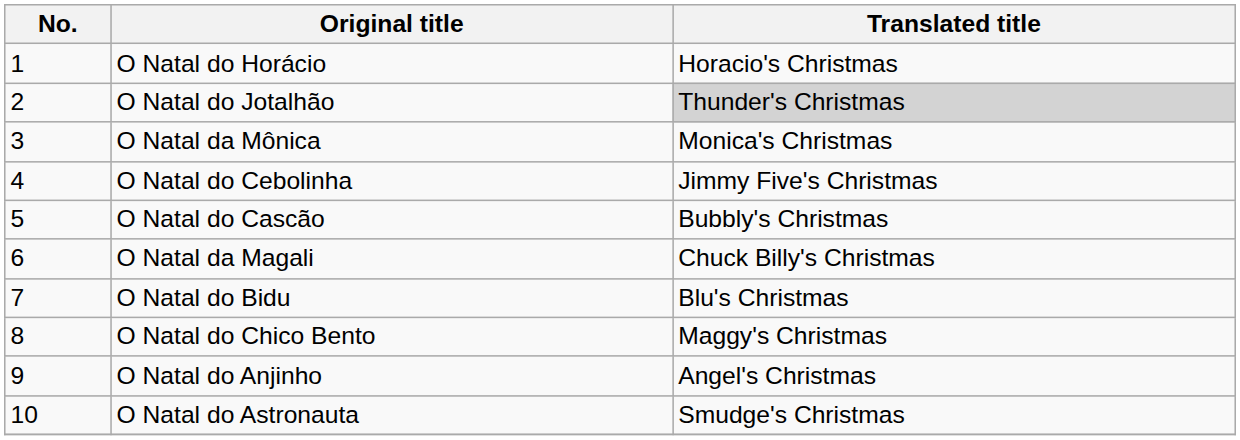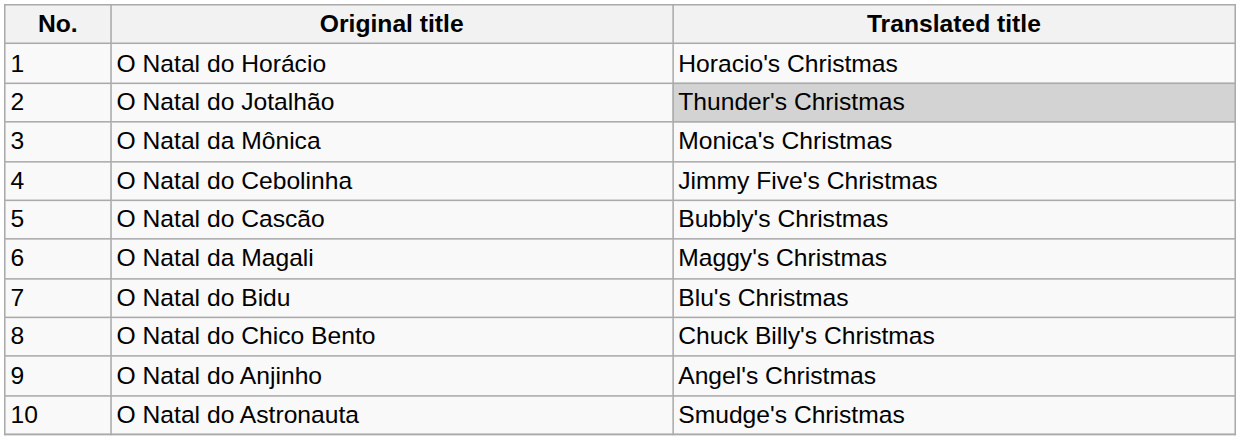(807, 258) Chuck Billy's Christmas -> (783, 258) Maggy's Christmas
(783, 336) Maggy's Christmas -> (807, 336) Chuck Billy's Christmas
